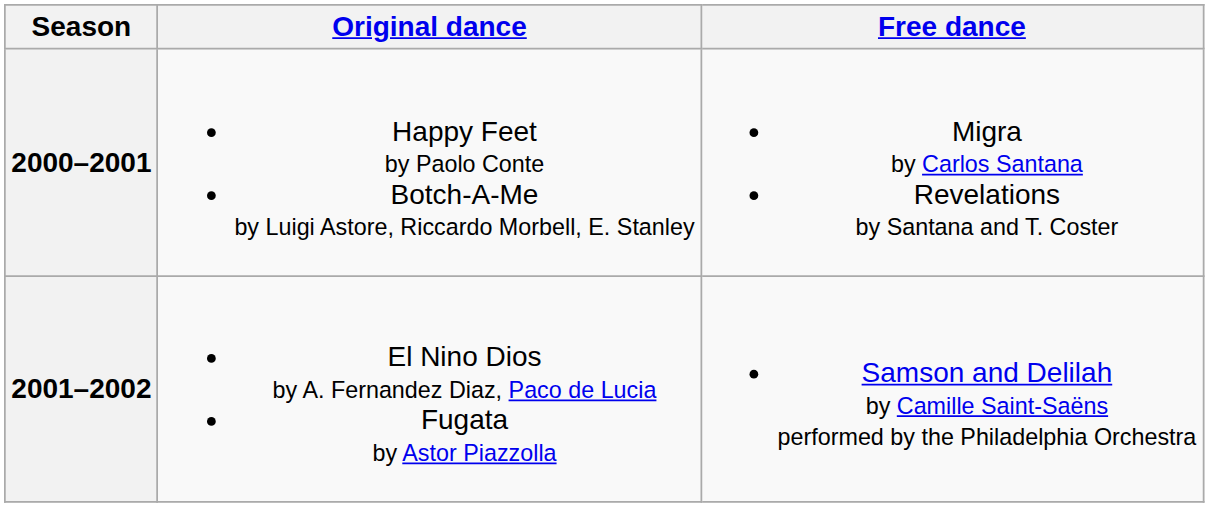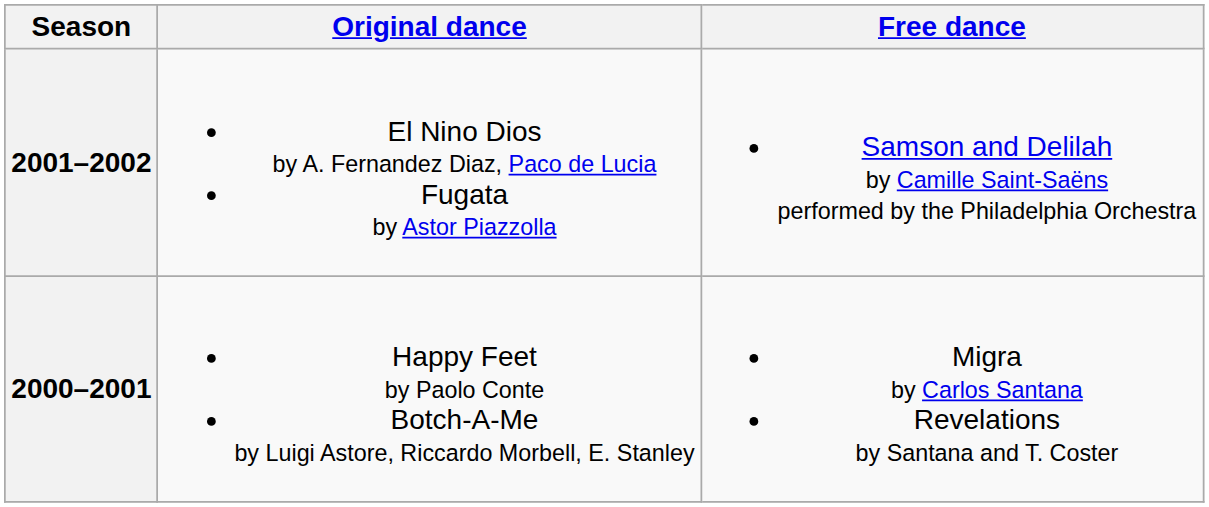rows swapped: (81, 388) <-> (81, 162)
